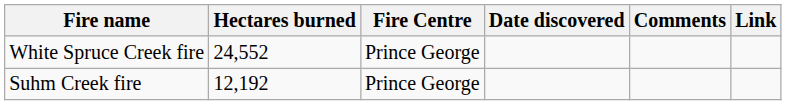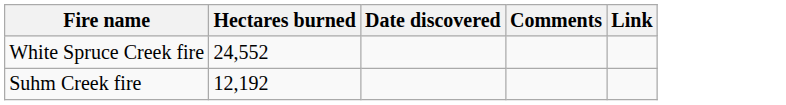- column: (422, 20)
